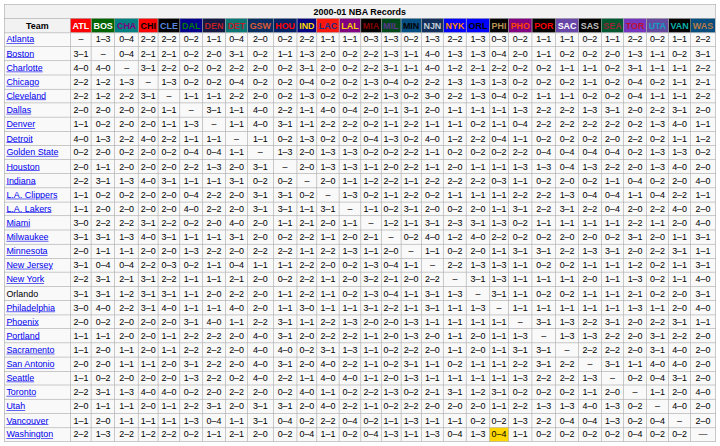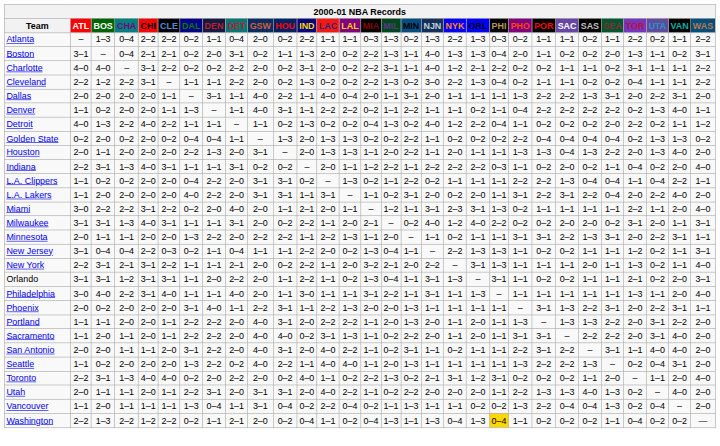- row: (23, 82)
(478, 252) 2–0 -> (478, 237) 1–1
(612, 435) 0–2 -> (612, 421) 1–1
